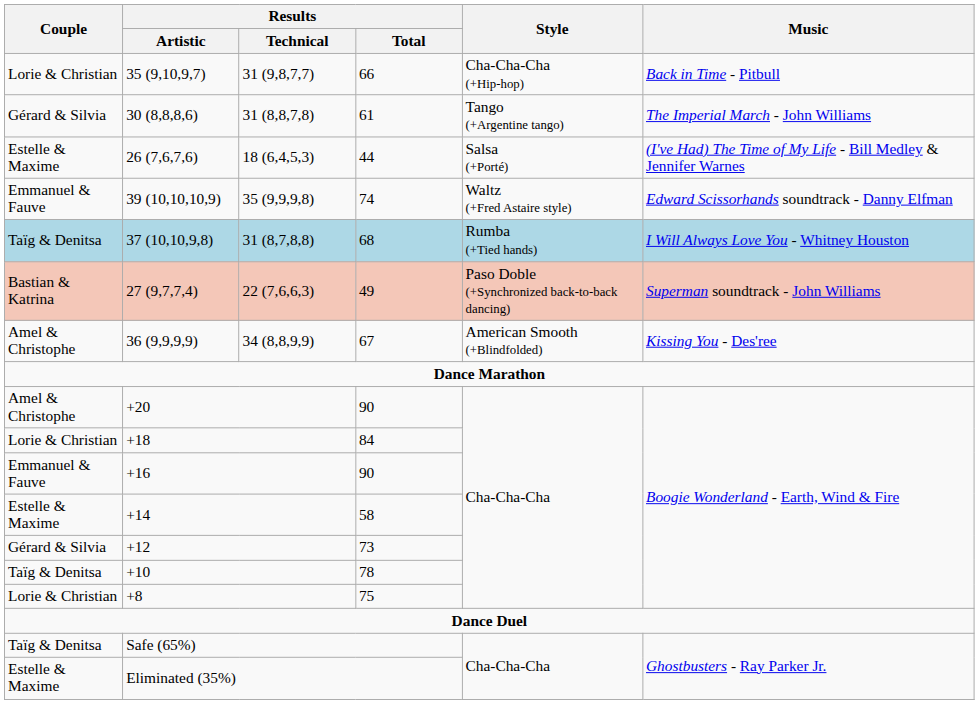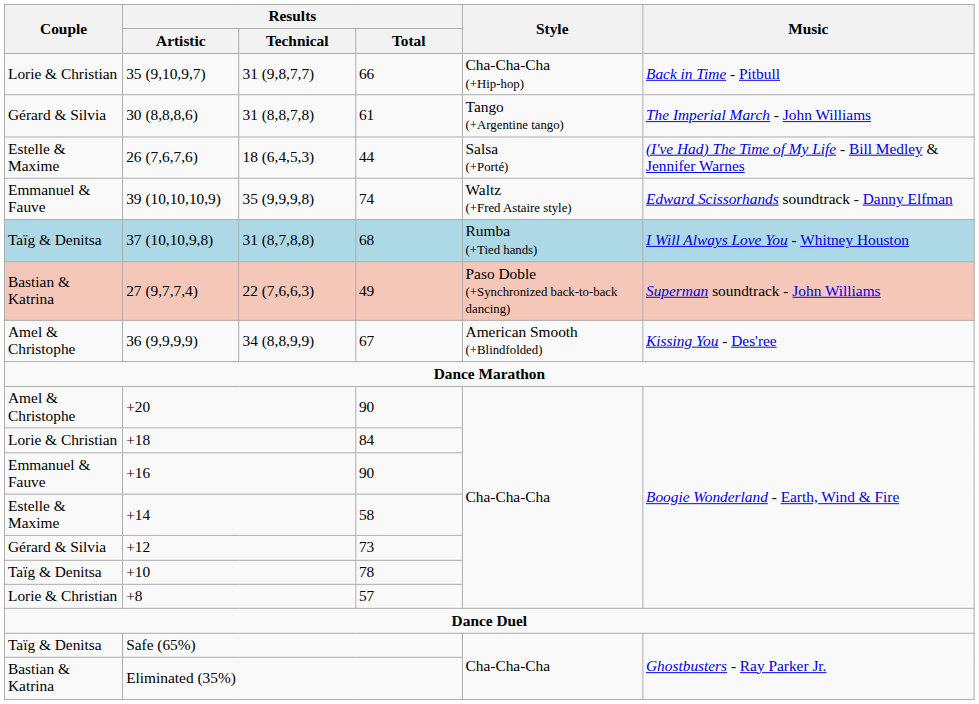(367, 596) 75 -> (367, 596) 57
(37, 678) Estelle & Maxime -> (39, 678) Bastian & Katrina
